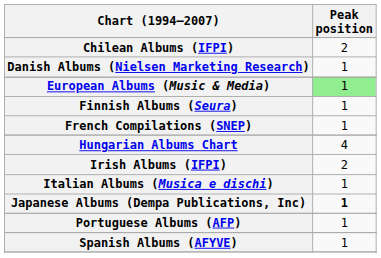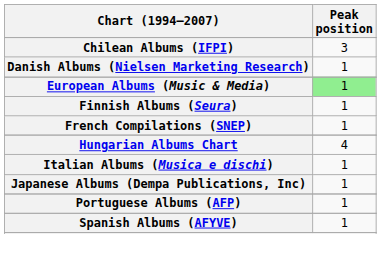(344, 47) 2 -> (344, 47) 3
- row: (159, 164)
(344, 203) bold -> (344, 184) normal
